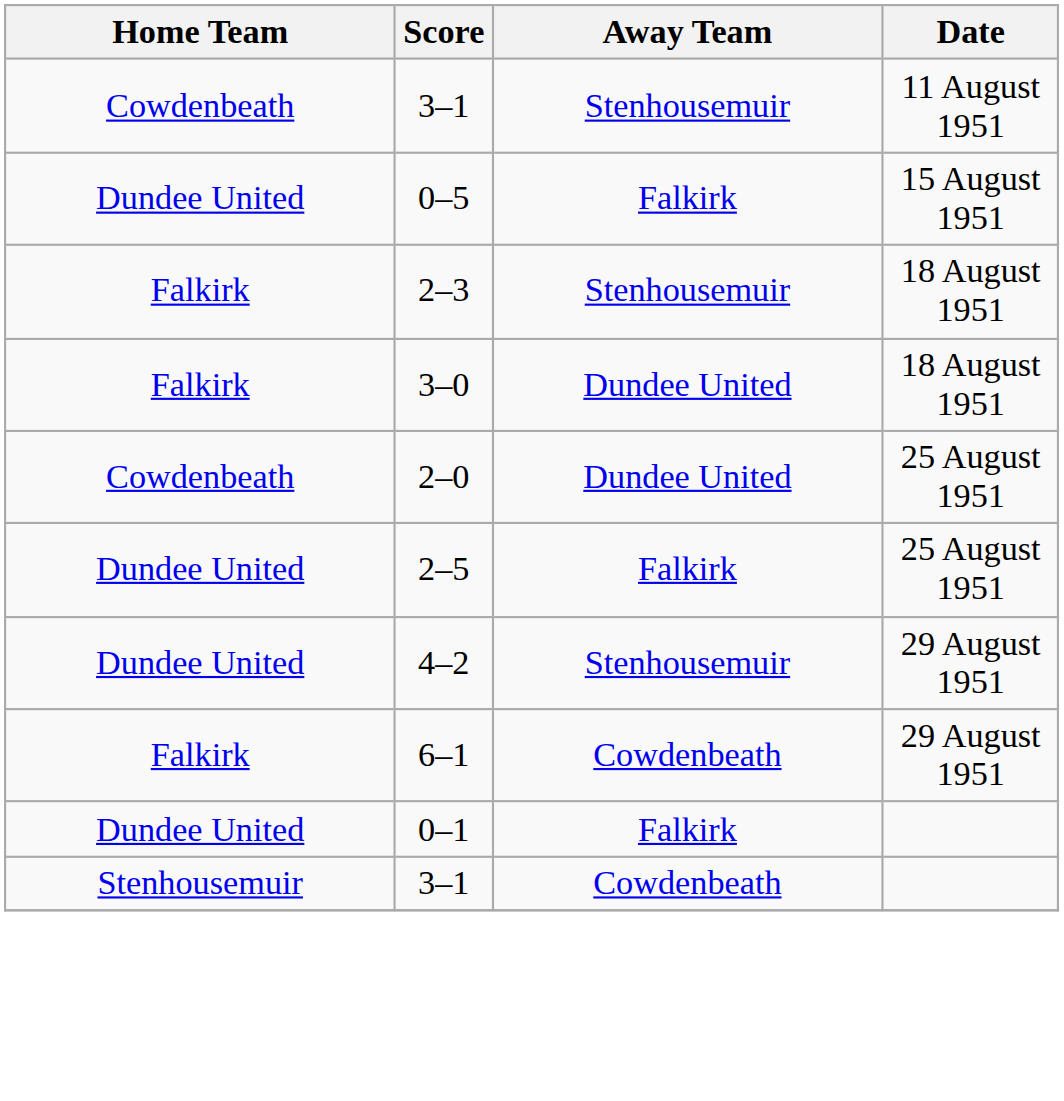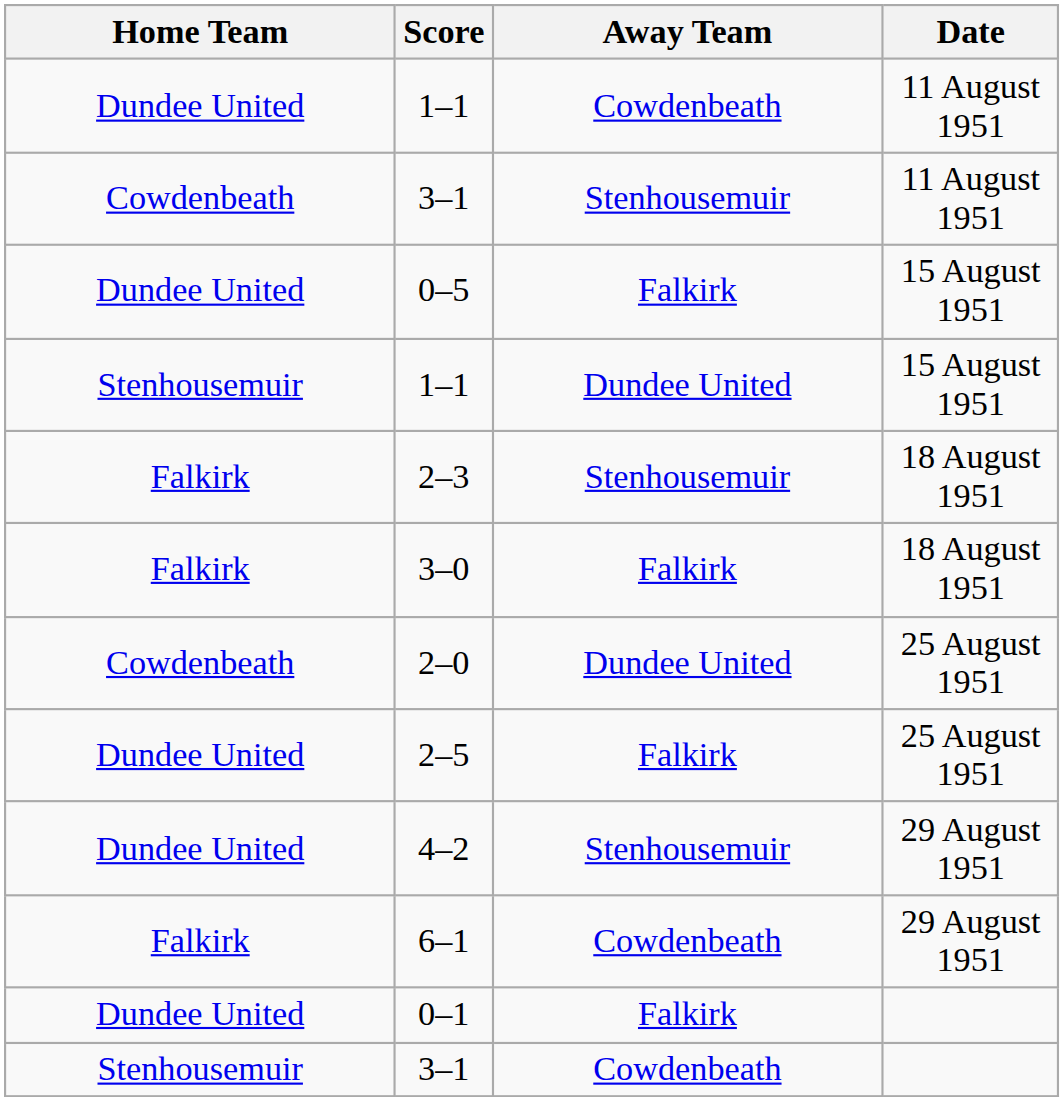+ row: (444, 105)
+ row: (444, 383)
(687, 383) Dundee United -> (687, 569) Falkirk
